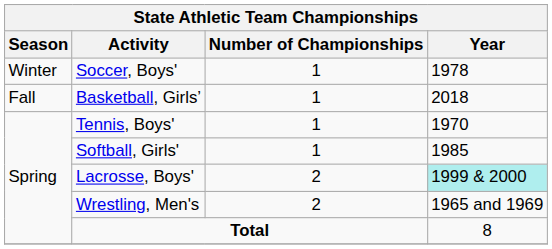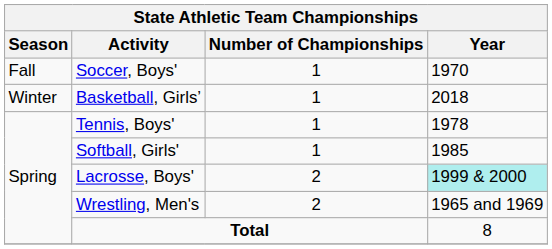(33, 71) Winter -> (22, 71) Fall
(450, 71) 1978 -> (450, 71) 1970
(22, 97) Fall -> (33, 97) Winter
(450, 124) 1970 -> (450, 124) 1978
